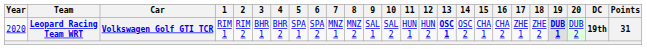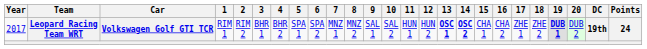(16, 29) 2020 -> (16, 29) 2017
(465, 29) normal -> (465, 29) bold
(625, 29) 31 -> (625, 29) 24
